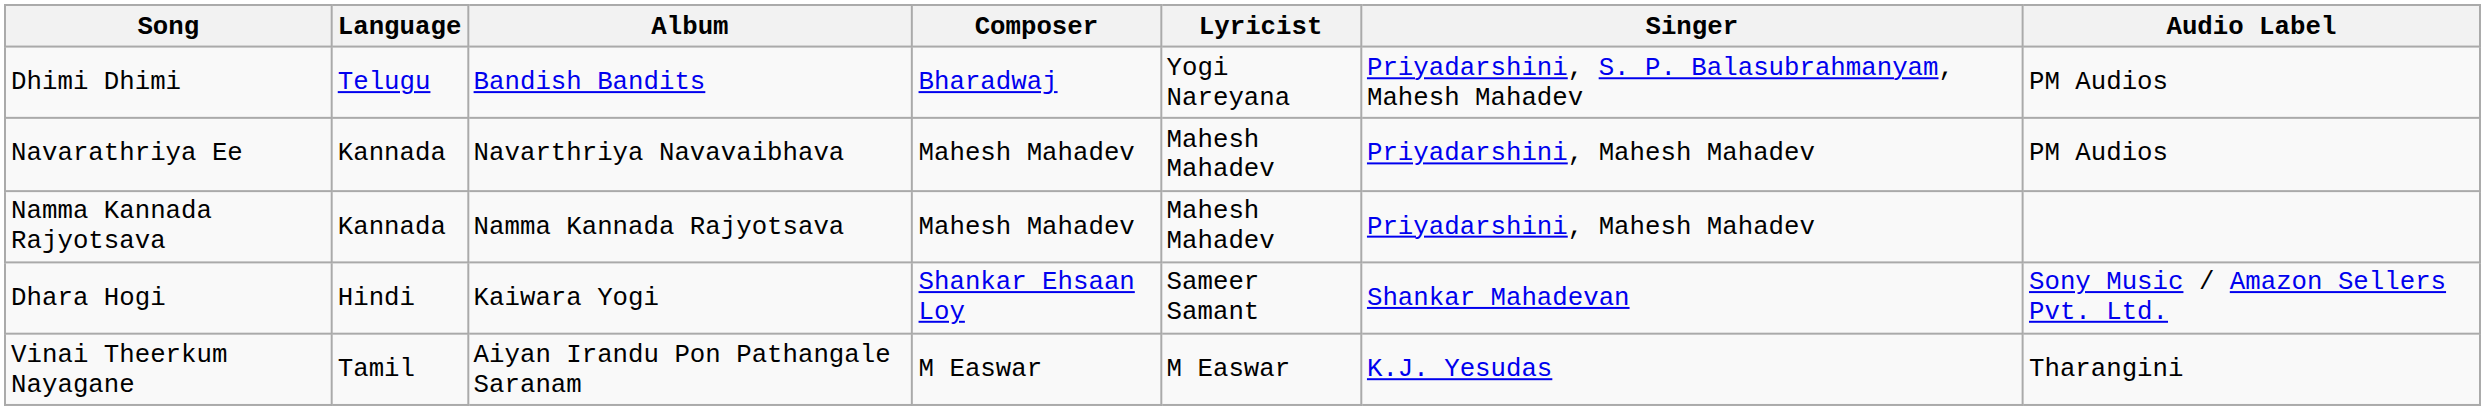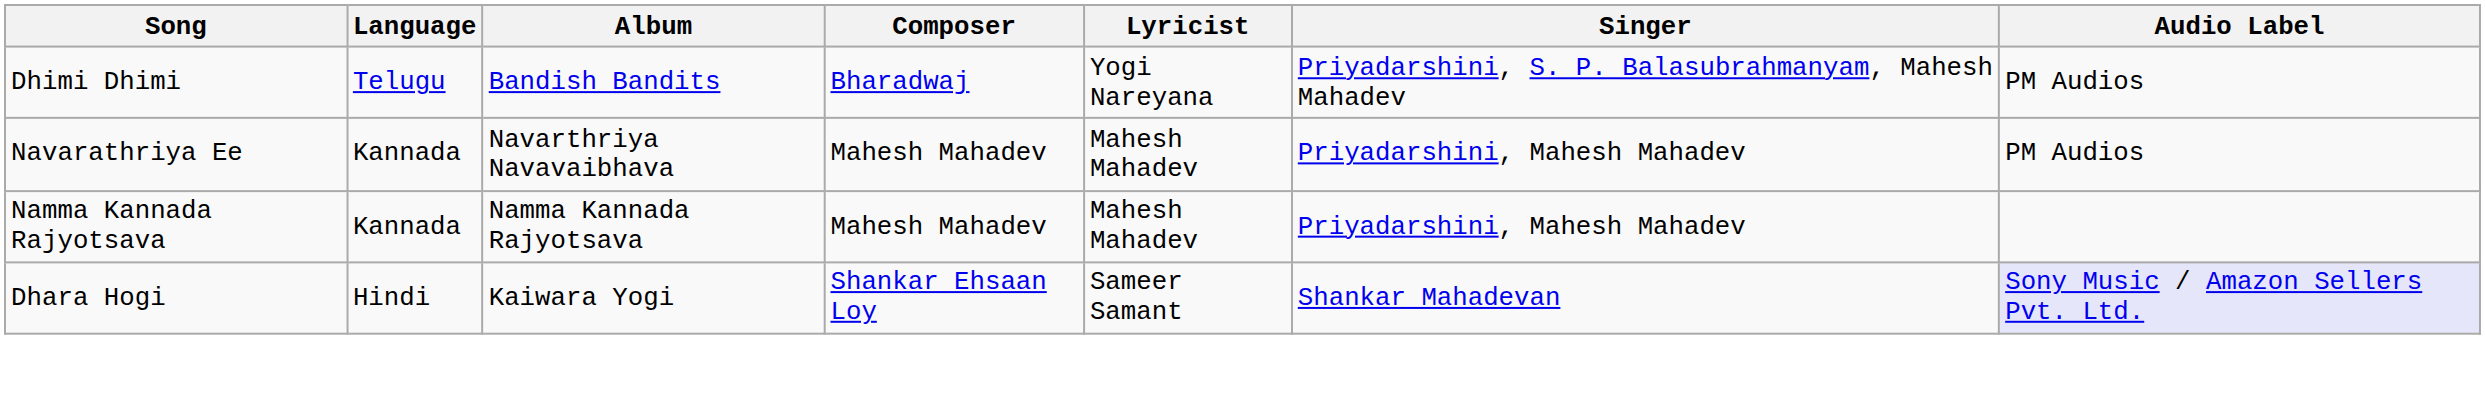(2238, 298) no background -> (2214, 298) lavender background
- row: (119, 369)
